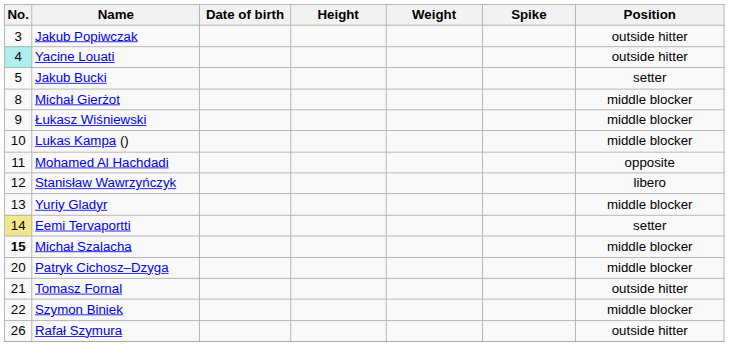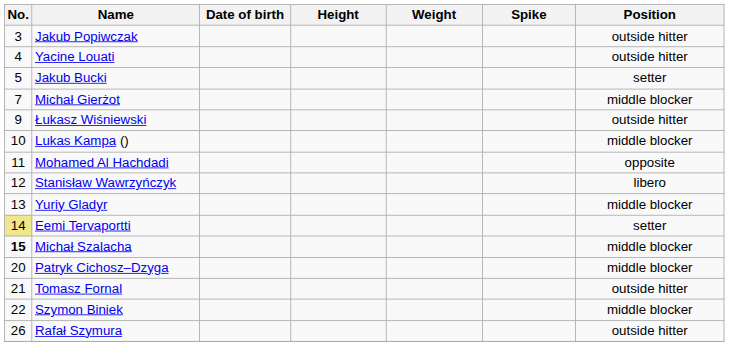(18, 57) paleturquoise background -> (18, 57) no background
(18, 99) 8 -> (18, 99) 7
(650, 120) middle blocker -> (650, 120) outside hitter
